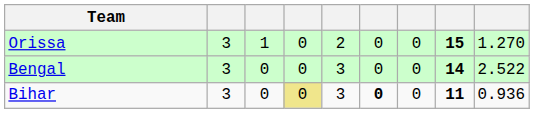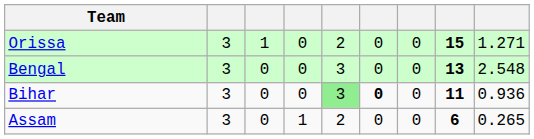(501, 43) 1.270 -> (501, 43) 1.271
(455, 69) 14 -> (455, 69) 13
(501, 69) 2.522 -> (501, 69) 2.548
(302, 95) khaki background -> (302, 95) no background
(341, 95) no background -> (341, 95) lightgreen background
+ row: (32, 121)
